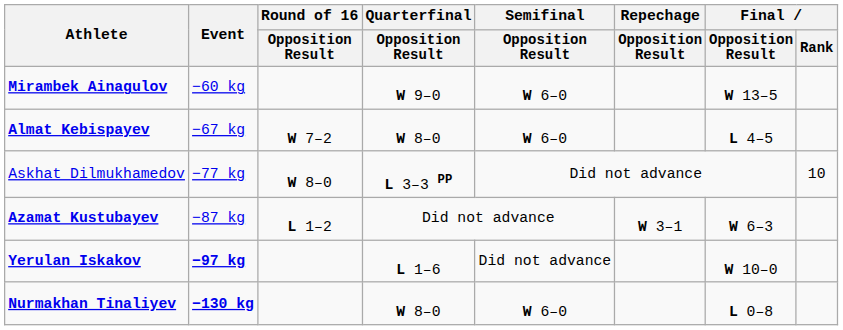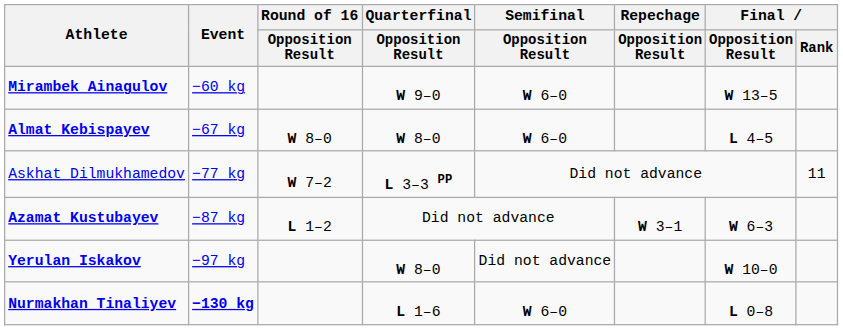(310, 139) W 7–2 -> (310, 139) W 8–0
(310, 183) W 8–0 -> (310, 183) W 7–2
(817, 174) 10 -> (817, 174) 11
(219, 261) bold -> (219, 261) normal
(418, 269) L 1–6 -> (418, 269) W 8–0
(418, 312) W 8–0 -> (418, 312) L 1–6
